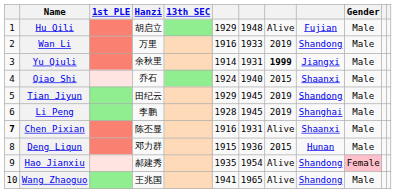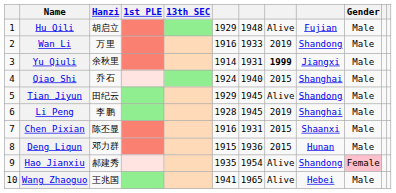columns swapped: (148, 12) <-> (111, 12)
(321, 78) Shaanxi -> (321, 78) Shanghai
(281, 95) 2019 -> (281, 95) Alive
(12, 129) bold -> (12, 129) normal
(281, 129) Alive -> (281, 129) 2015
(321, 180) Shandong -> (321, 180) Hebei
